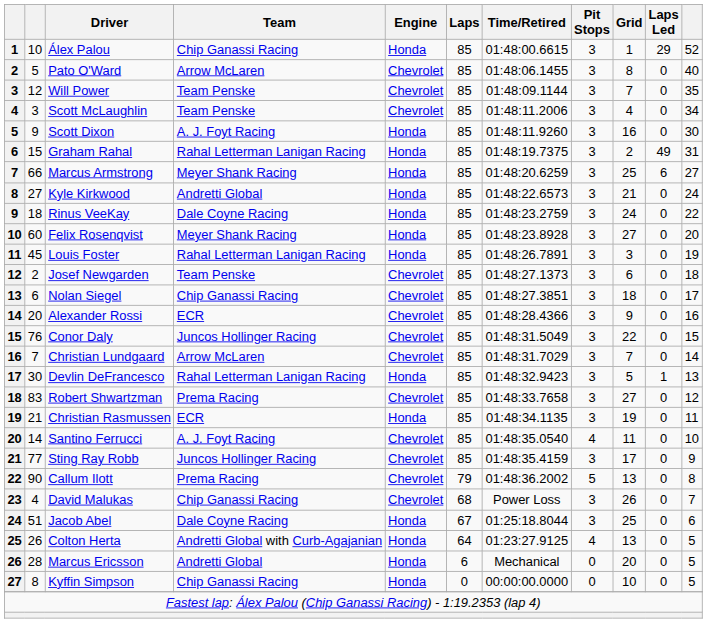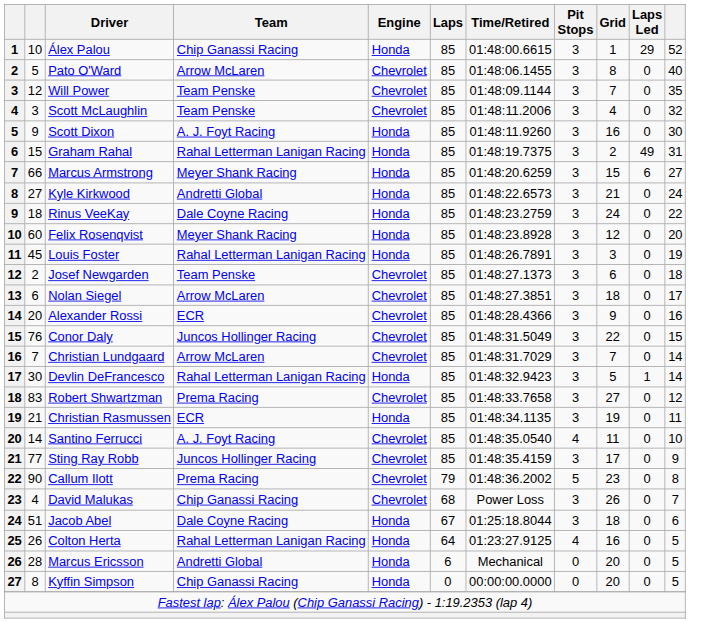(692, 111) 34 -> (675, 111) 32
(629, 172) 25 -> (613, 172) 15
(629, 234) 27 -> (613, 234) 12
(238, 295) Chip Ganassi Racing -> (221, 295) Arrow McLaren
(692, 377) 13 -> (675, 377) 14
(629, 479) 13 -> (613, 479) 23
(629, 520) 25 -> (613, 520) 18
(279, 541) Andretti Global with Curb-Agajanian -> (271, 541) Rahal Letterman Lanigan Racing
(629, 541) 13 -> (613, 541) 16
(629, 582) 10 -> (613, 582) 20
